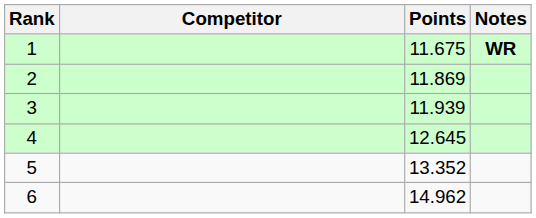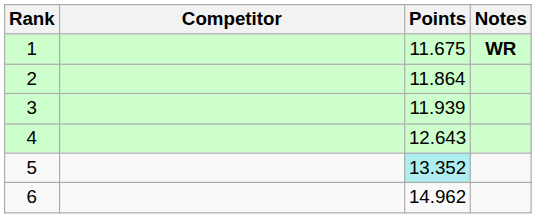(438, 78) 11.869 -> (438, 78) 11.864
(438, 138) 12.645 -> (438, 138) 12.643
(438, 167) no background -> (438, 167) paleturquoise background
